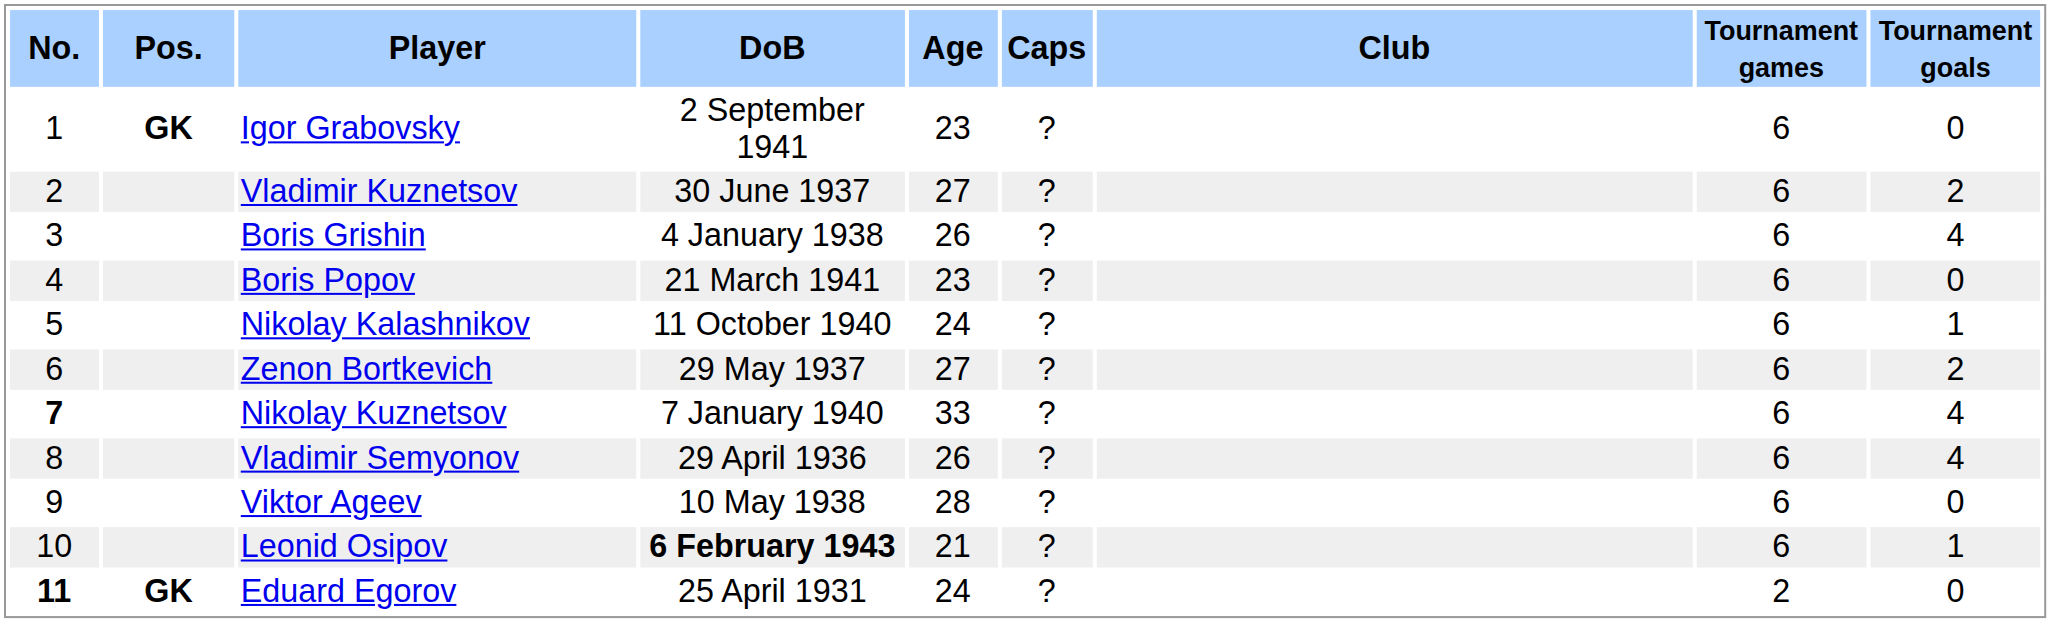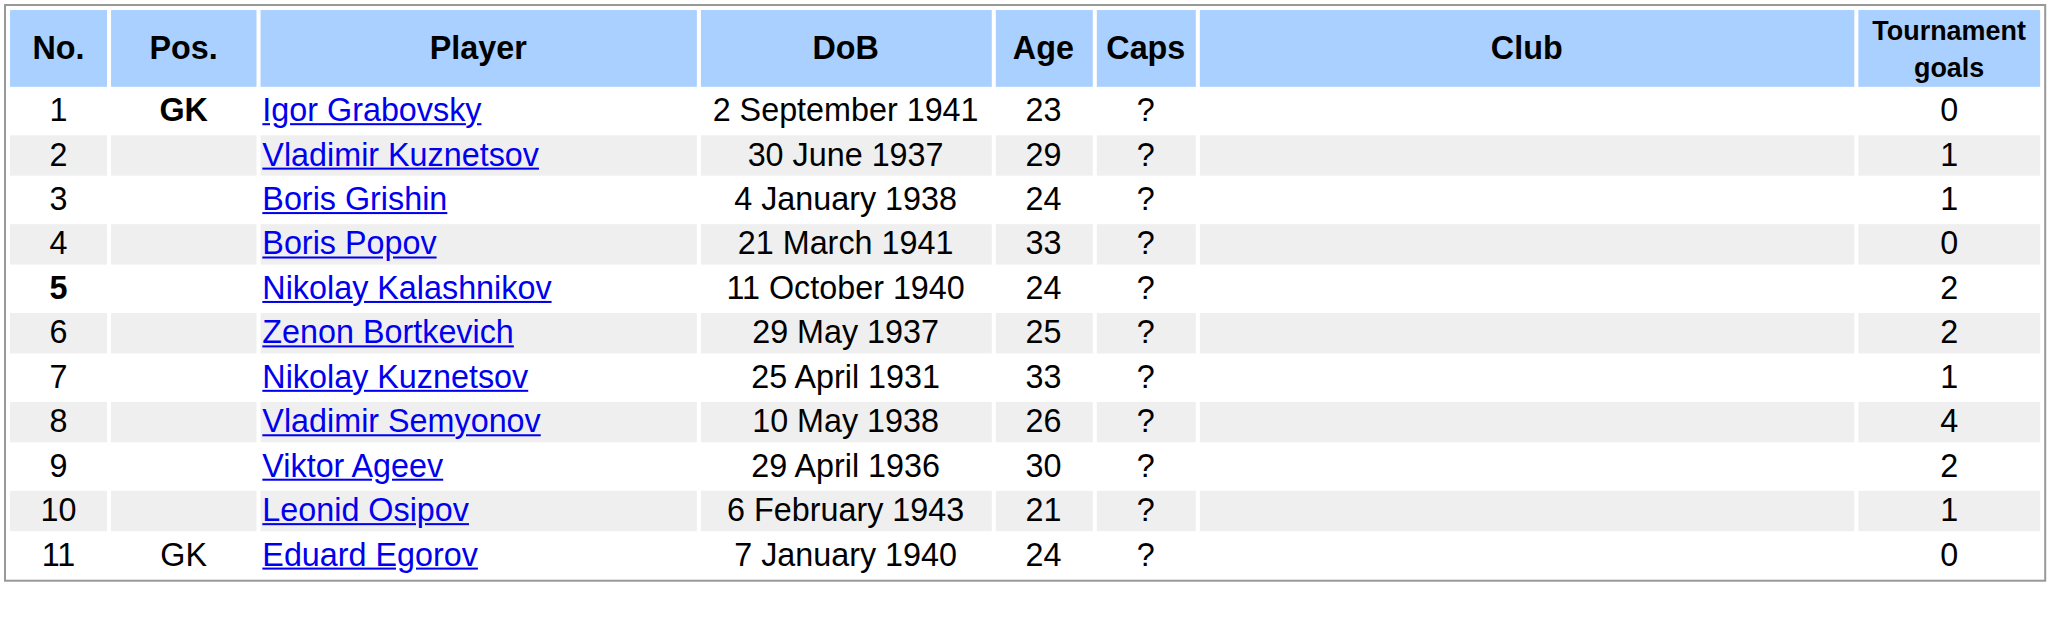- column: (1781, 49)
(953, 191) 27 -> (1043, 154) 29
(1955, 191) 2 -> (1949, 154) 1
(953, 235) 26 -> (1043, 199) 24
(1955, 235) 4 -> (1949, 199) 1
(953, 280) 23 -> (1043, 243) 33
(54, 324) normal -> (58, 288) bold
(1955, 324) 1 -> (1949, 288) 2
(953, 369) 27 -> (1043, 332) 25
(54, 413) bold -> (58, 377) normal
(772, 413) 7 January 1940 -> (846, 377) 25 April 1931
(1955, 413) 4 -> (1949, 377) 1
(772, 457) 29 April 1936 -> (846, 421) 10 May 1938
(772, 502) 10 May 1938 -> (846, 466) 29 April 1936
(953, 502) 28 -> (1043, 466) 30
(1955, 502) 0 -> (1949, 466) 2
(772, 546) bold -> (846, 510) normal
(54, 591) bold -> (58, 554) normal
(169, 591) bold -> (184, 554) normal
(772, 591) 25 April 1931 -> (846, 554) 7 January 1940
